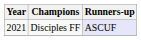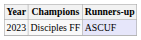(16, 27) 2021 -> (16, 27) 2023
